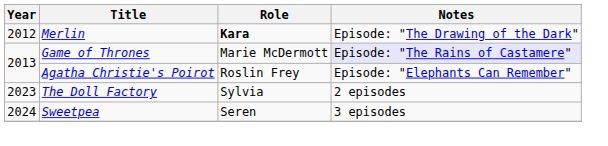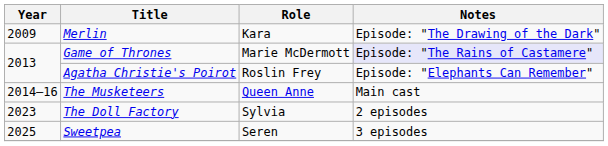(22, 34) 2012 -> (22, 34) 2009
(235, 34) bold -> (256, 34) normal
+ row: (114, 92)
(22, 112) 2024 -> (22, 131) 2025
